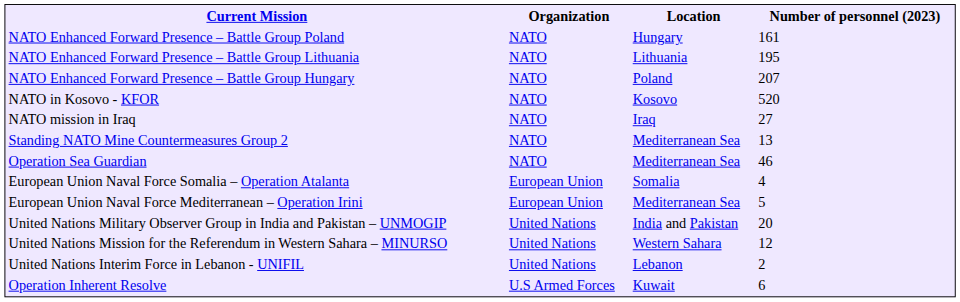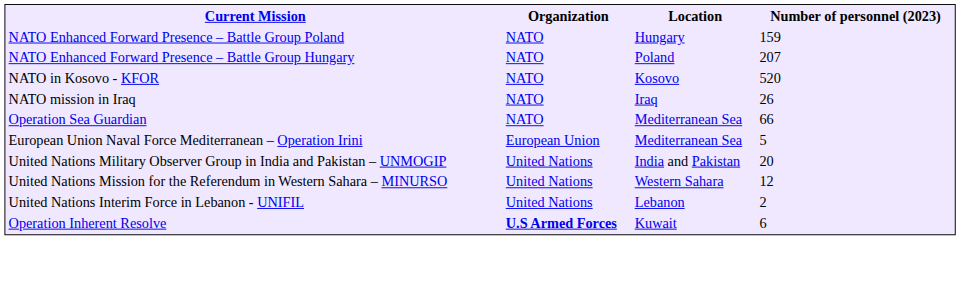(769, 36) 161 -> (770, 36) 159
- row: (184, 57)
(765, 119) 27 -> (767, 98) 26
- row: (148, 140)
(765, 161) 46 -> (767, 119) 66
- row: (179, 181)
(562, 285) normal -> (561, 223) bold
